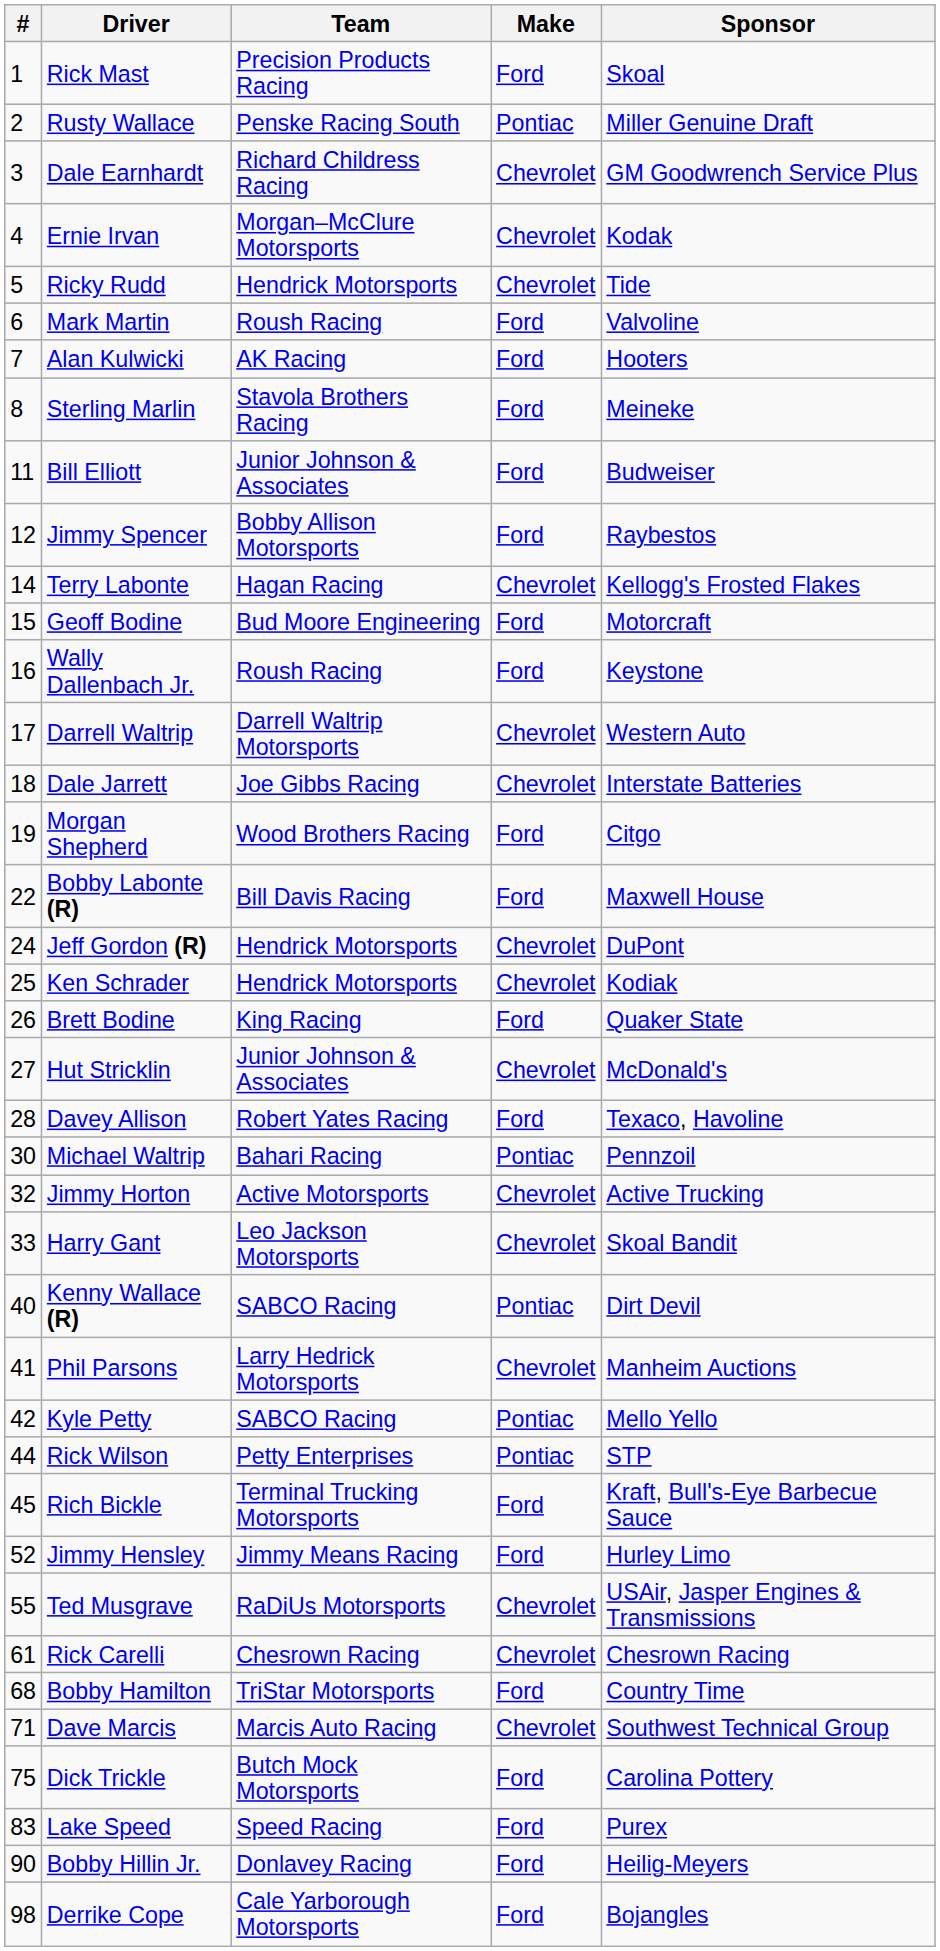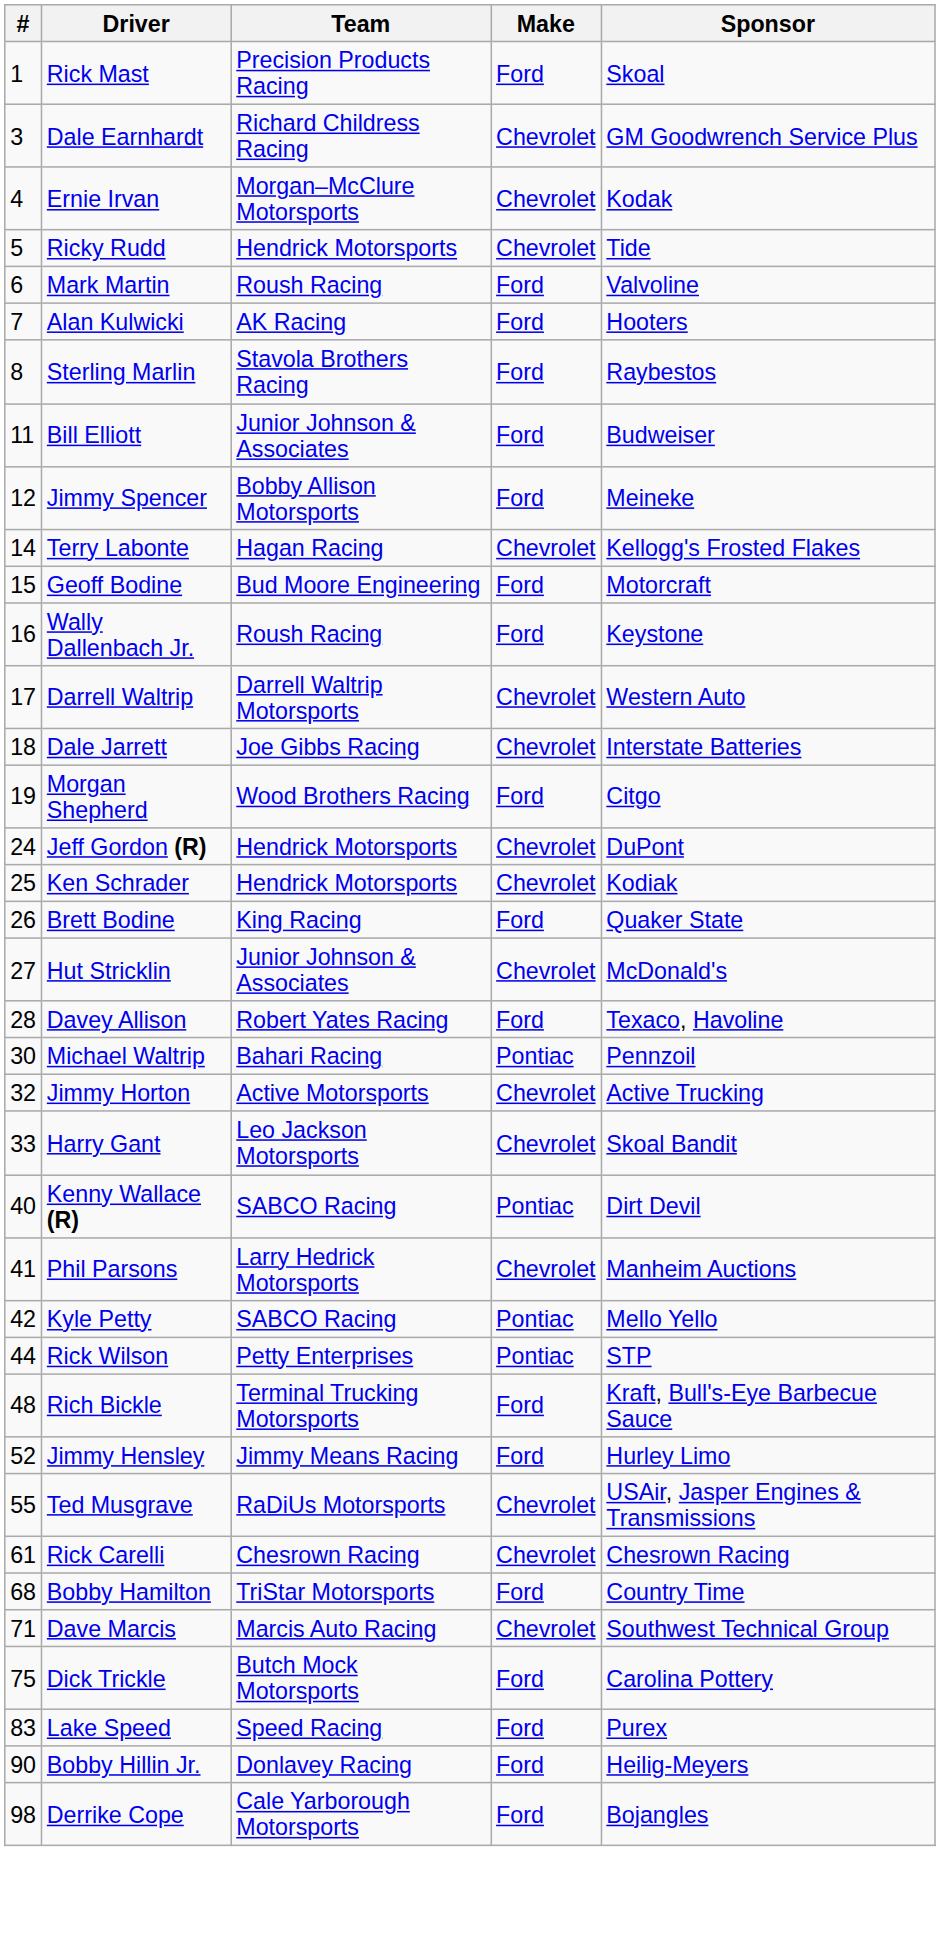- row: (121, 123)
(650, 409) Meineke -> (661, 372) Raybestos
(661, 535) Raybestos -> (650, 498) Meineke
- row: (125, 896)
(23, 1505) 45 -> (23, 1405) 48
